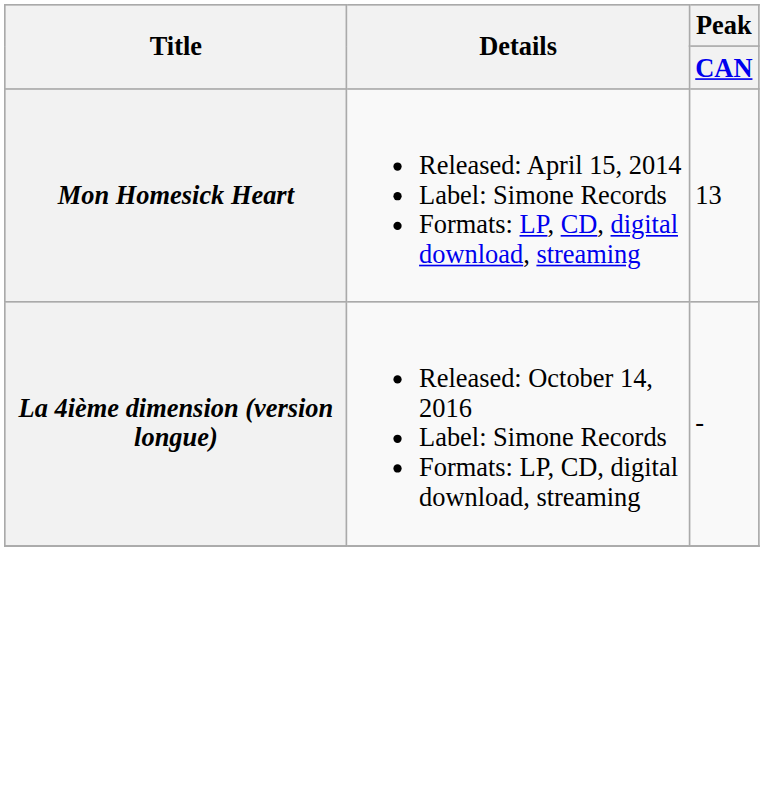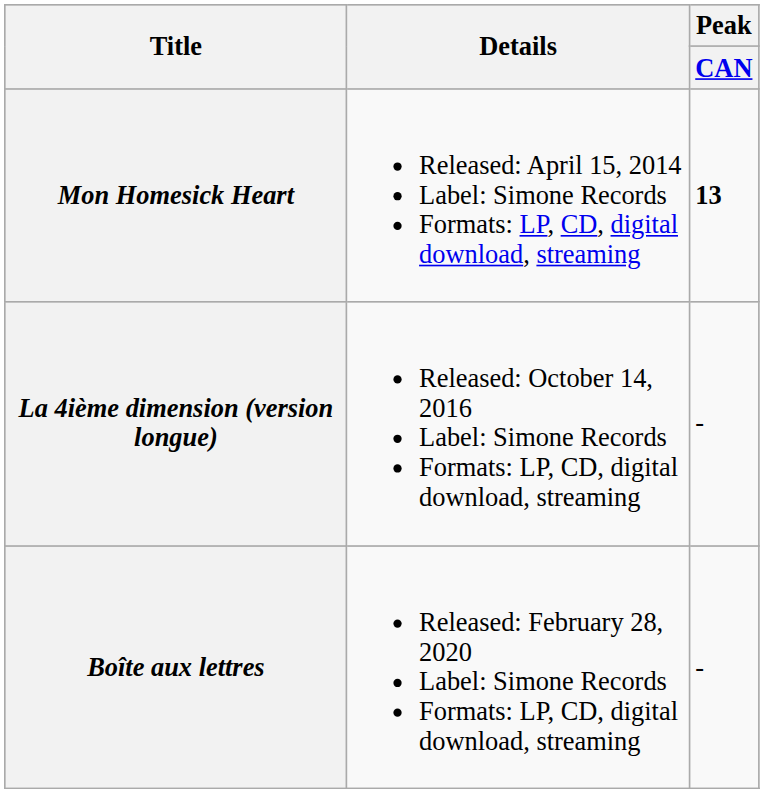(708, 194) normal -> (708, 194) bold
+ row: (176, 666)
